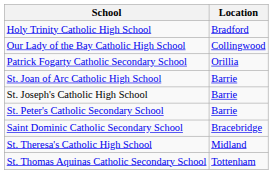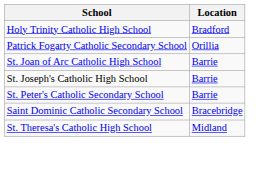- row: (96, 45)
- row: (107, 161)
